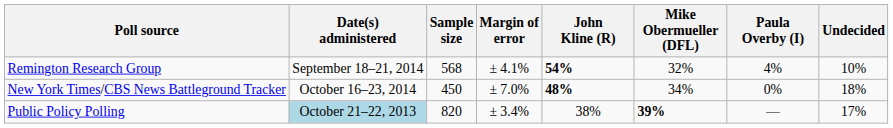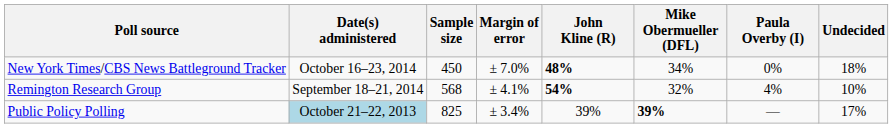rows swapped: (147, 90) <-> (84, 68)
(451, 111) 820 -> (451, 111) 825
(588, 111) 38% -> (588, 111) 39%
